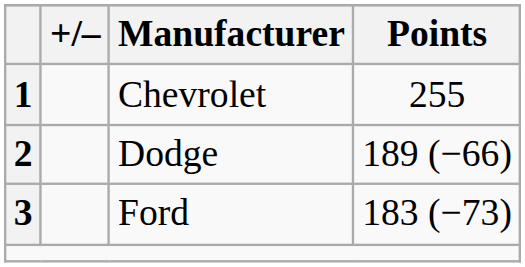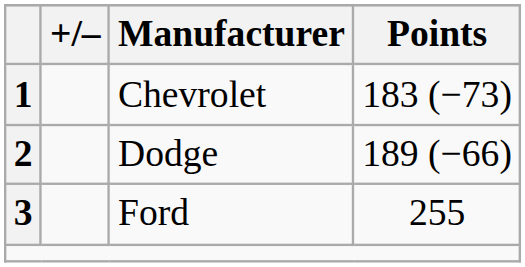(437, 93) 255 -> (437, 93) 183 (−73)
(437, 213) 183 (−73) -> (437, 213) 255
